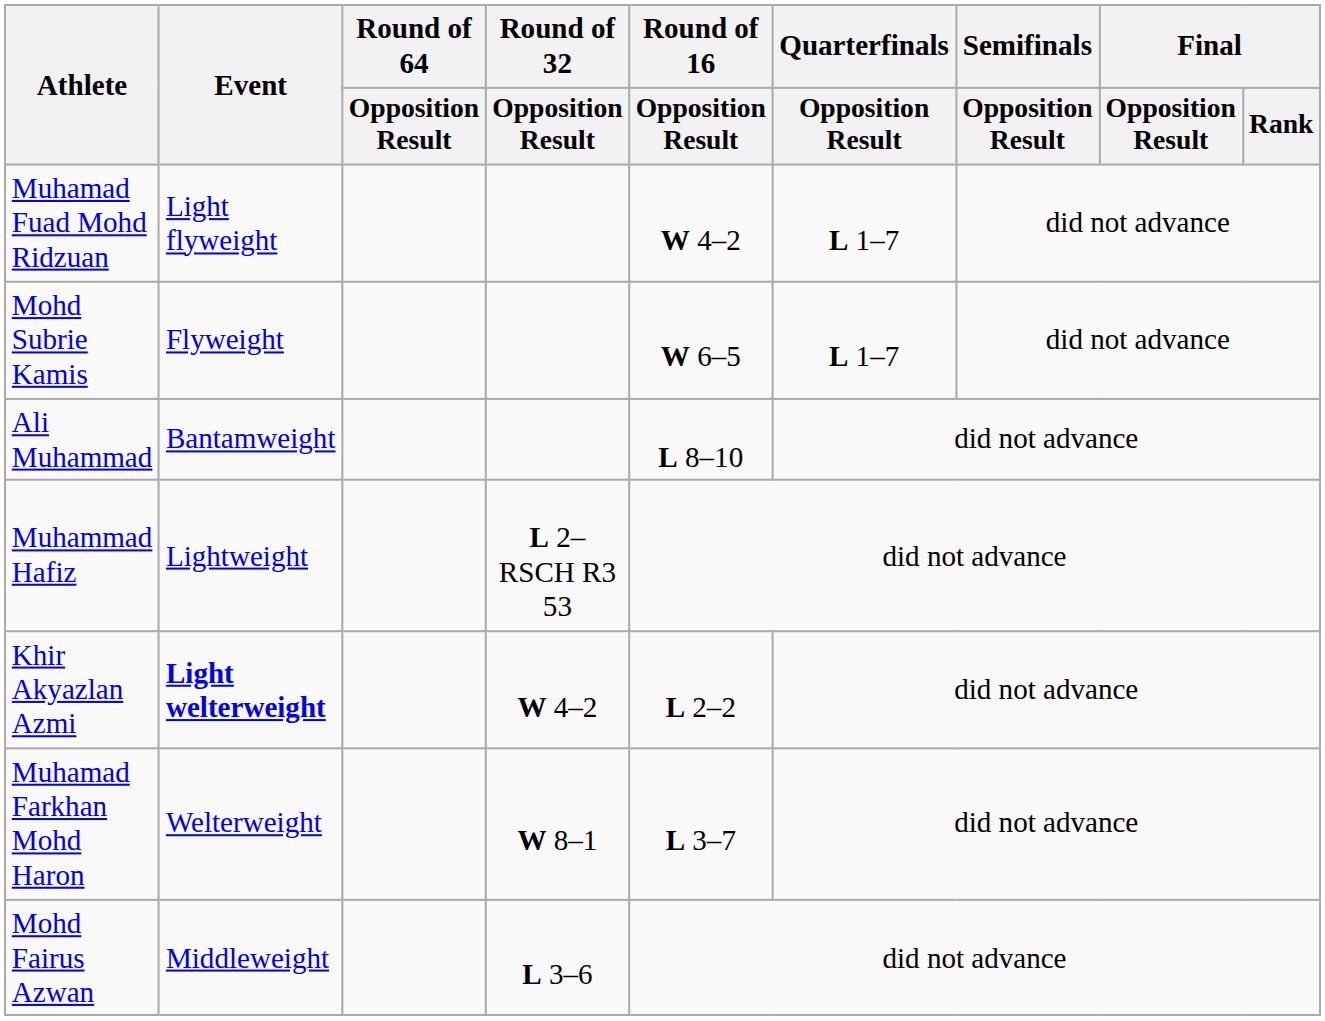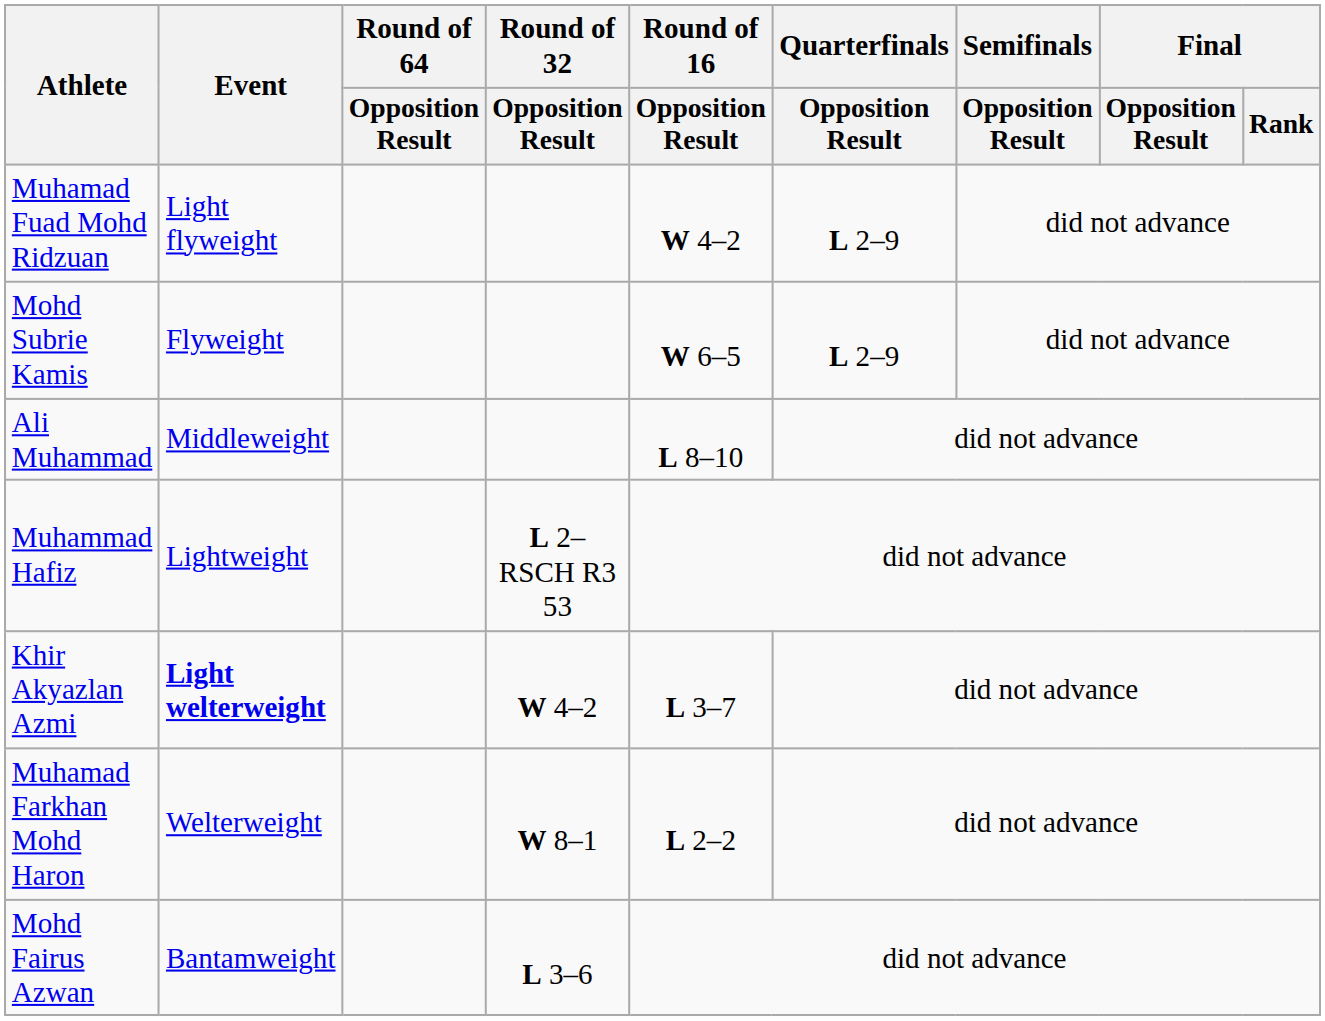(864, 240) L 1–7 -> (864, 240) L 2–9
(864, 357) L 1–7 -> (864, 357) L 2–9
(251, 439) Bantamweight -> (248, 439) Middleweight
(701, 707) L 2–2 -> (701, 707) L 3–7
(701, 840) L 3–7 -> (701, 840) L 2–2
(248, 957) Middleweight -> (251, 957) Bantamweight
